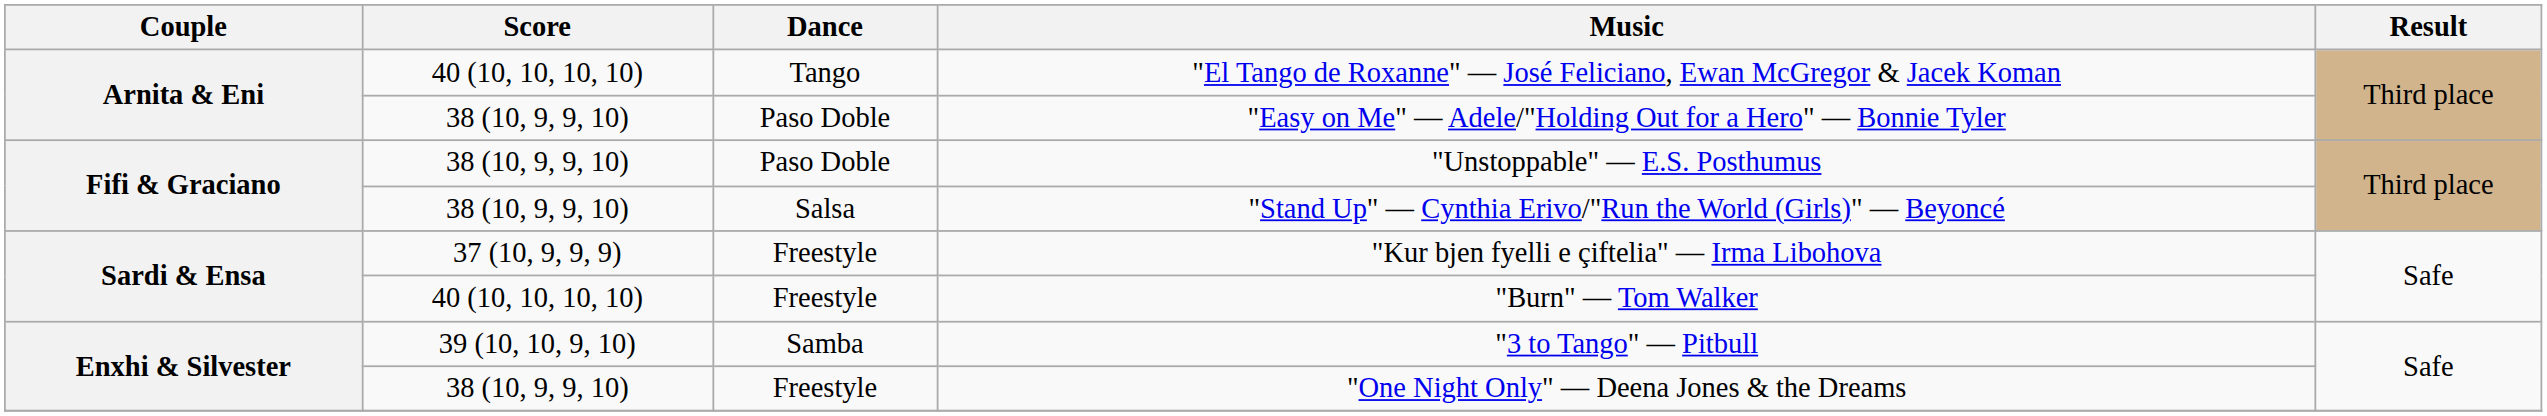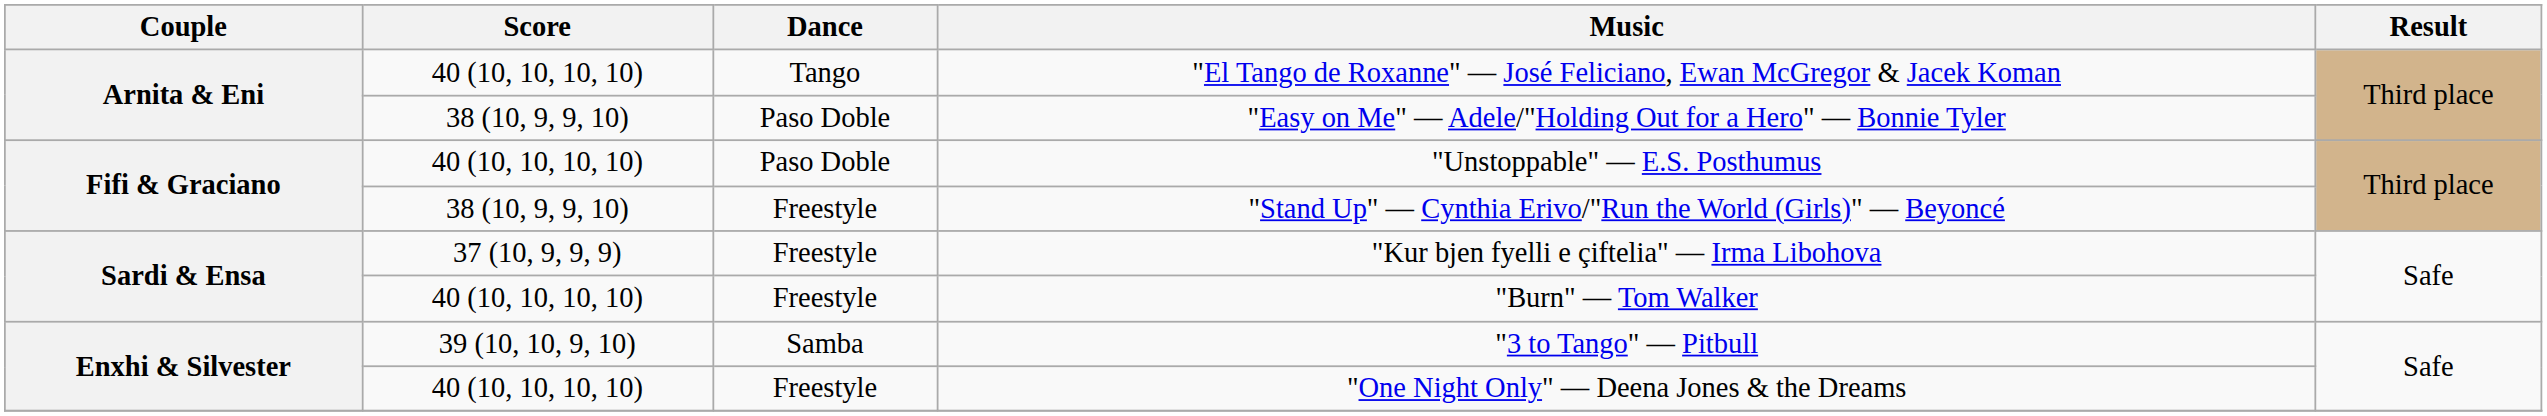(537, 162) 38 (10, 9, 9, 10) -> (537, 162) 40 (10, 10, 10, 10)
(825, 207) Salsa -> (825, 207) Freestyle
(537, 388) 38 (10, 9, 9, 10) -> (537, 388) 40 (10, 10, 10, 10)
